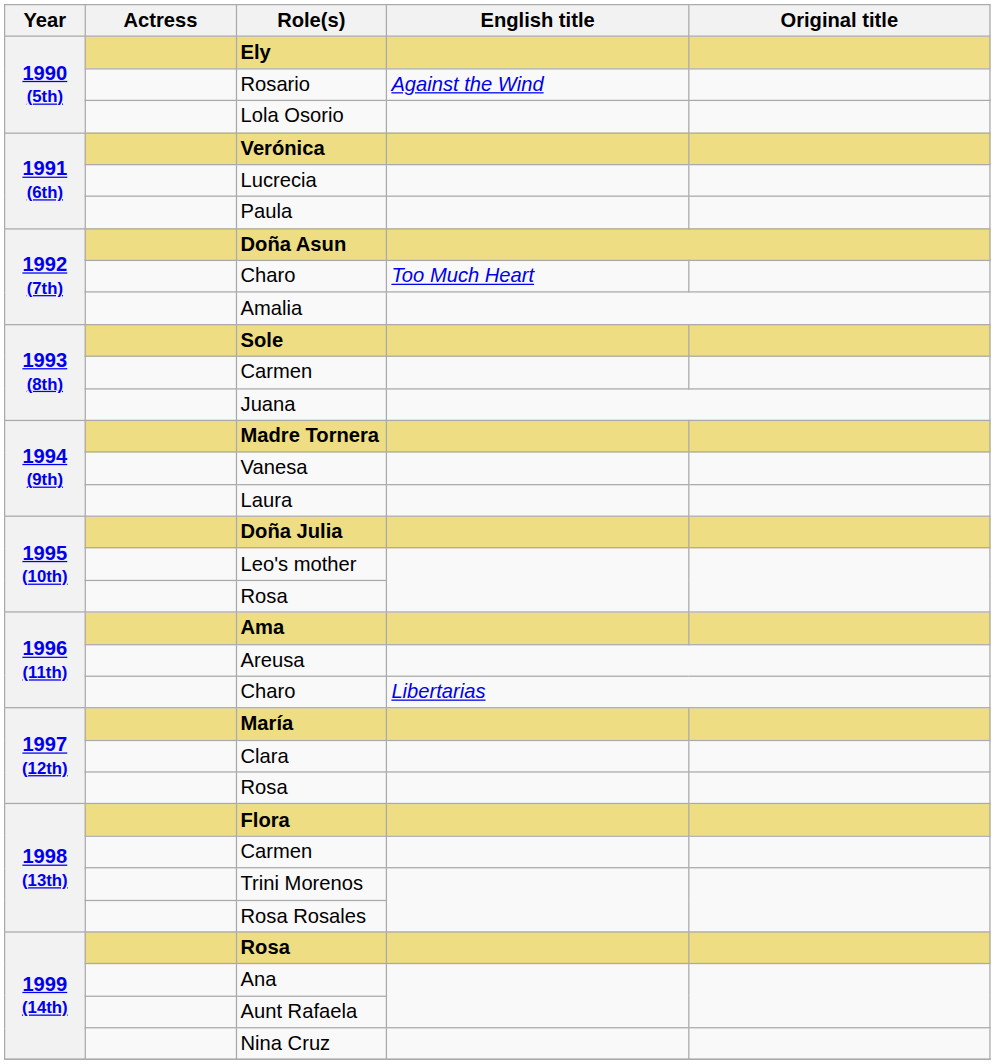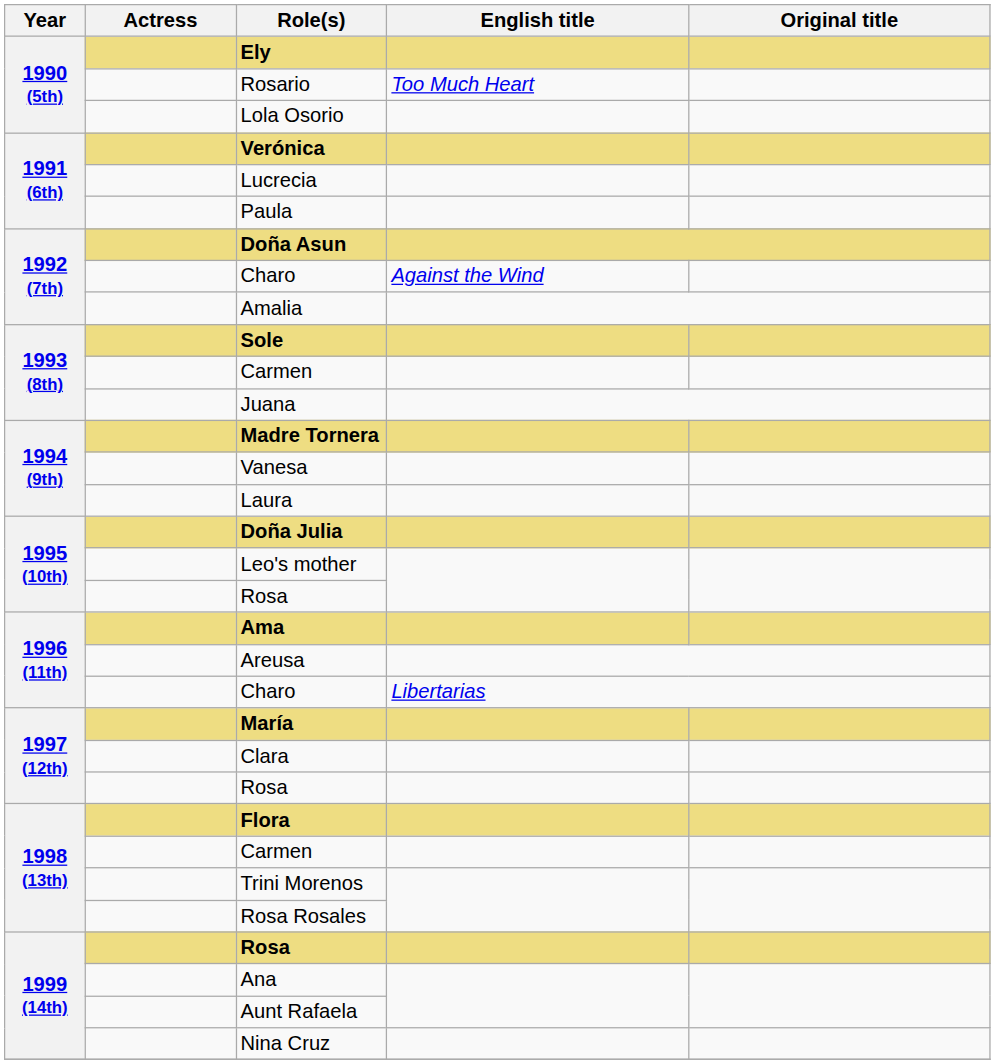(468, 84) Against the Wind -> (463, 84) Too Much Heart
(463, 276) Too Much Heart -> (468, 276) Against the Wind
